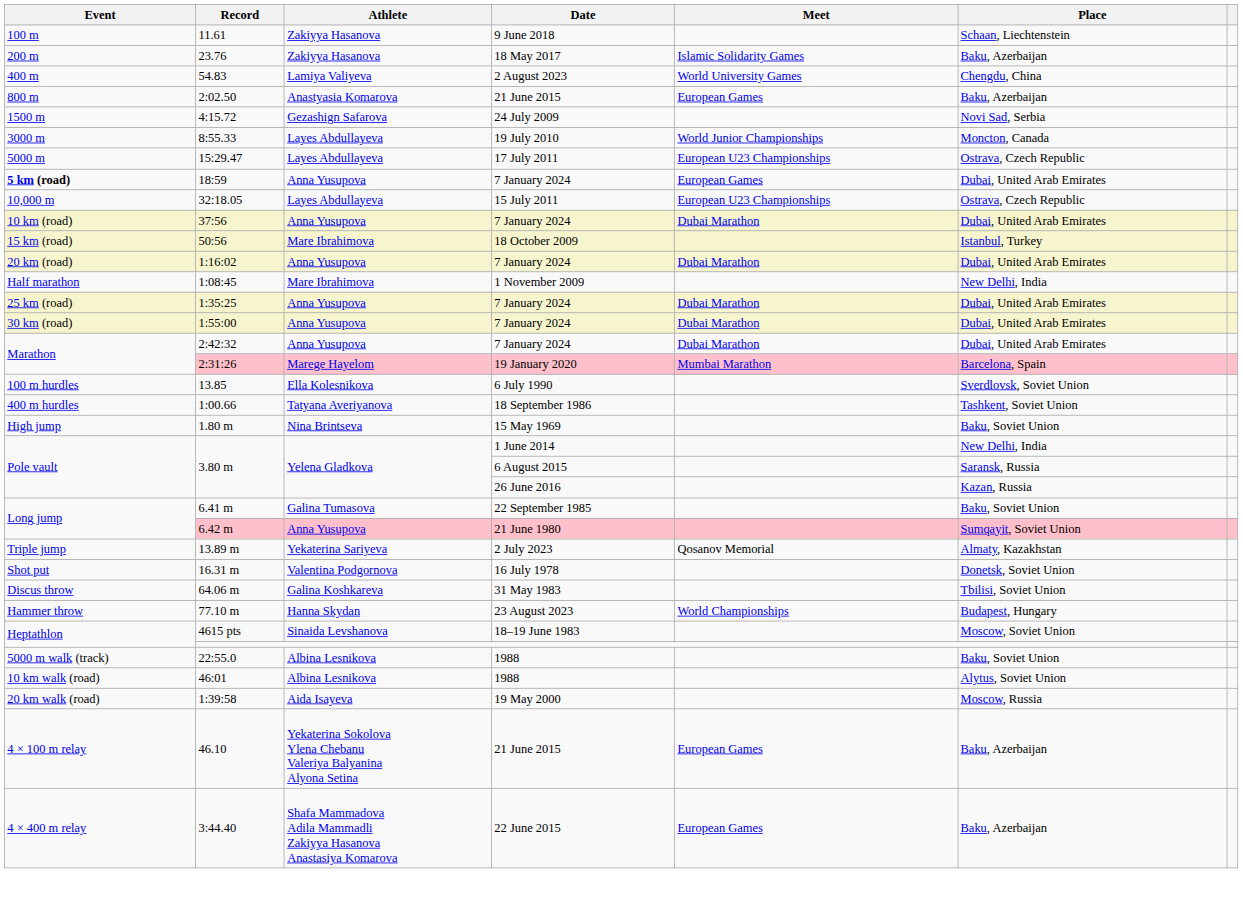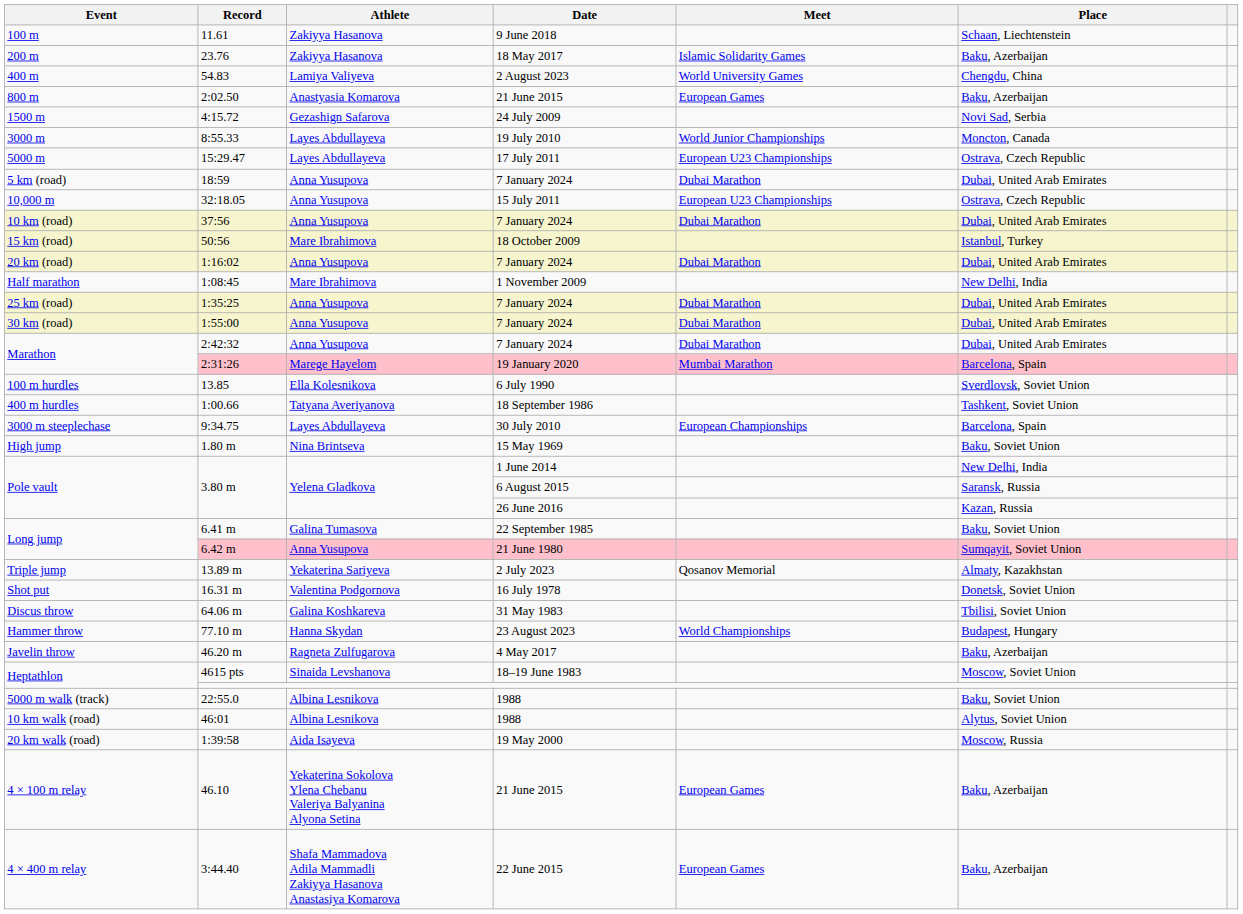(39, 179) bold -> (37, 179) normal
(720, 179) European Games -> (720, 179) Dubai Marathon
(335, 199) Layes Abdullayeva -> (329, 199) Anna Yusupova
+ row: (220, 425)
+ row: (221, 652)
